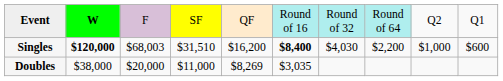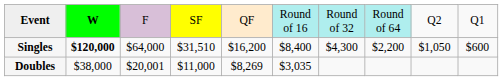(145, 47) $68,003 -> (145, 47) $64,000
(295, 47) bold -> (295, 47) normal
(342, 47) $4,030 -> (342, 47) $4,300
(434, 47) $1,000 -> (434, 47) $1,050
(145, 66) $20,000 -> (145, 66) $20,001
